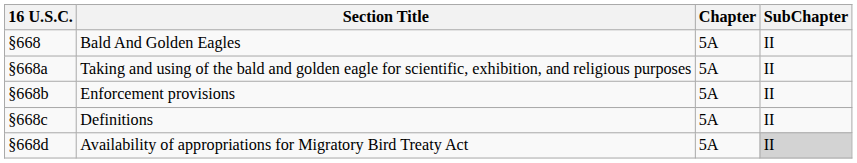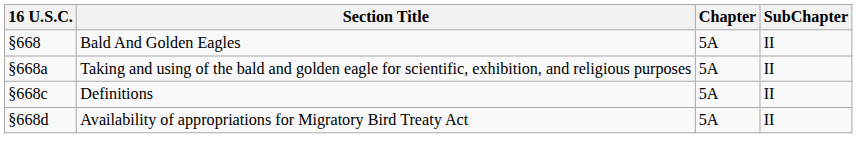- row: (158, 94)
(769, 145) lightgrey background -> (769, 119) no background
